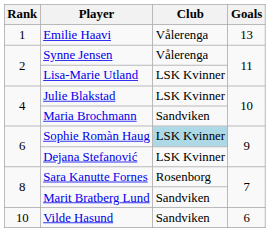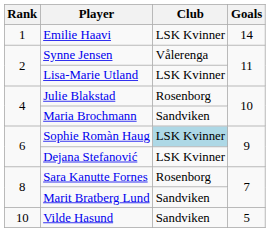(182, 34) Vålerenga -> (190, 34) LSK Kvinner
(247, 34) 13 -> (247, 34) 14
(190, 95) LSK Kvinner -> (183, 95) Rosenborg
(247, 217) 6 -> (247, 217) 5
